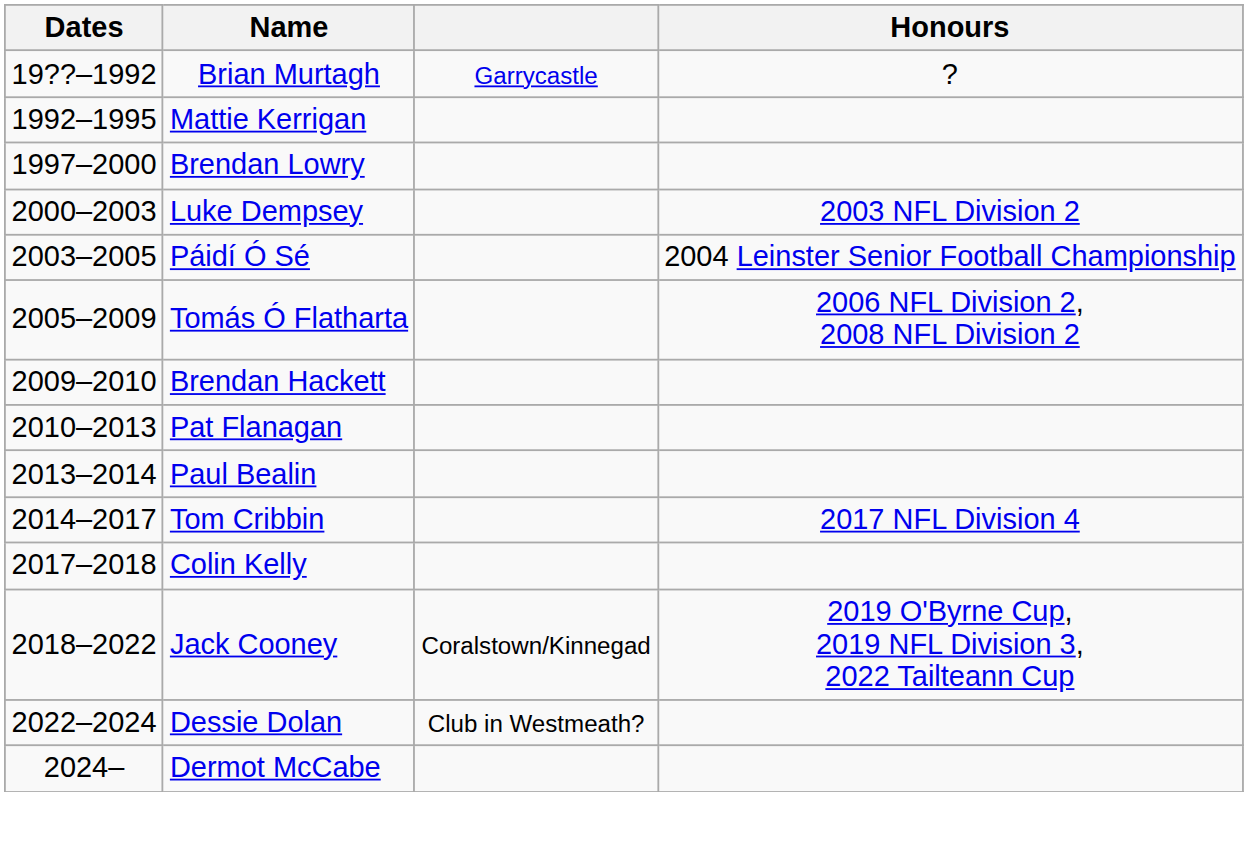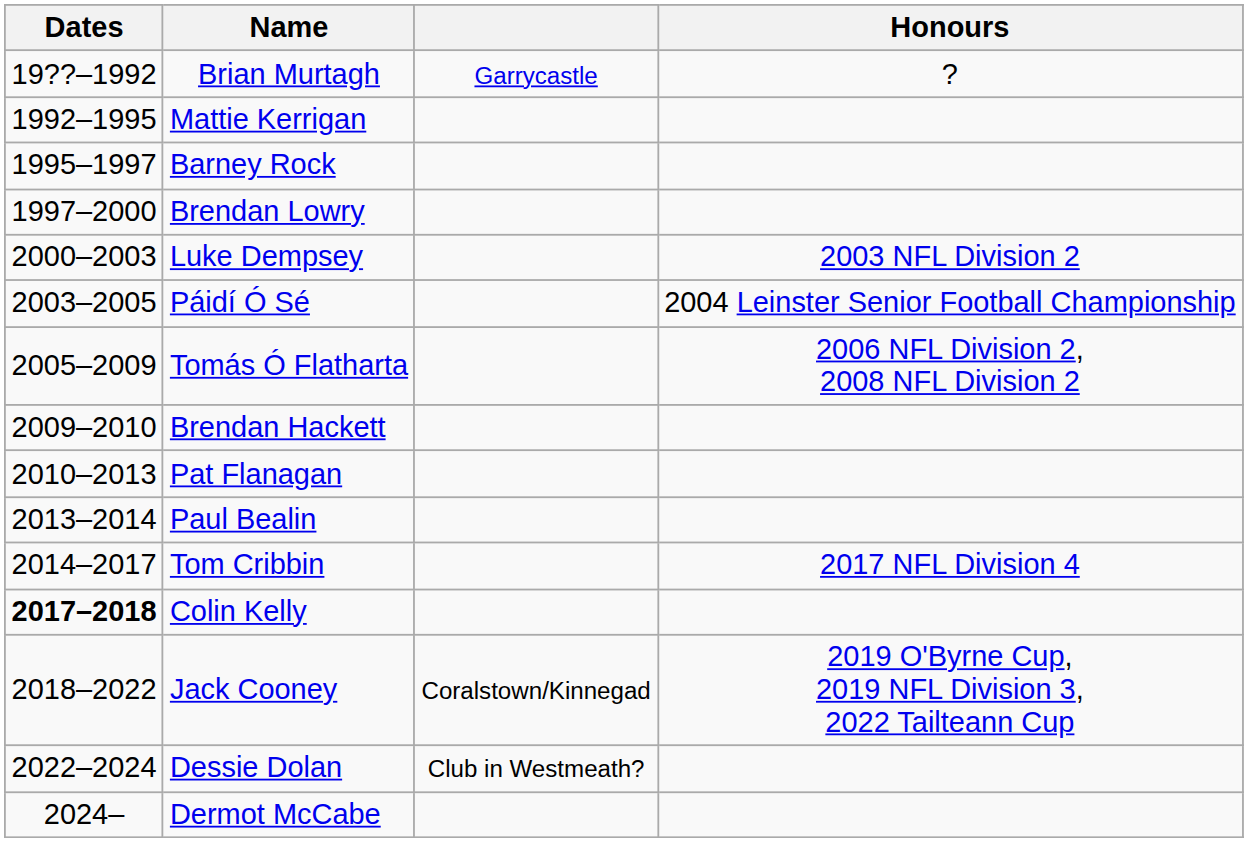+ row: (253, 165)
(84, 565) normal -> (84, 611) bold
